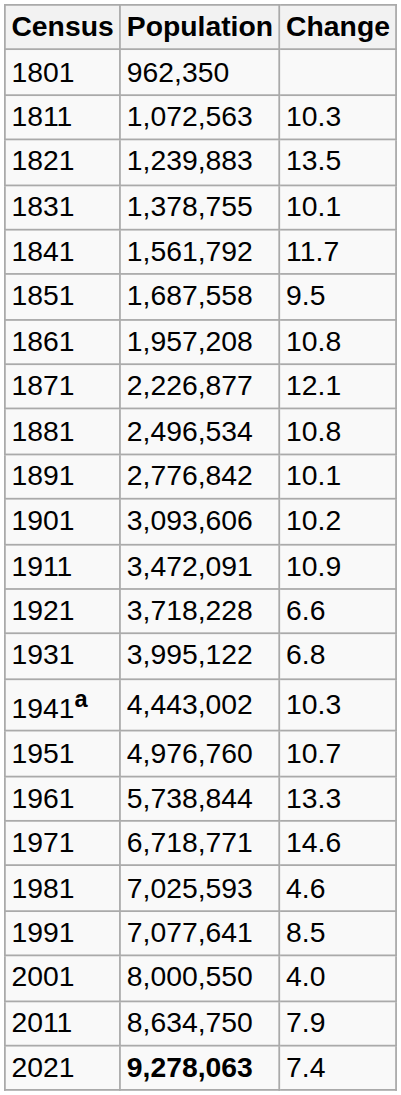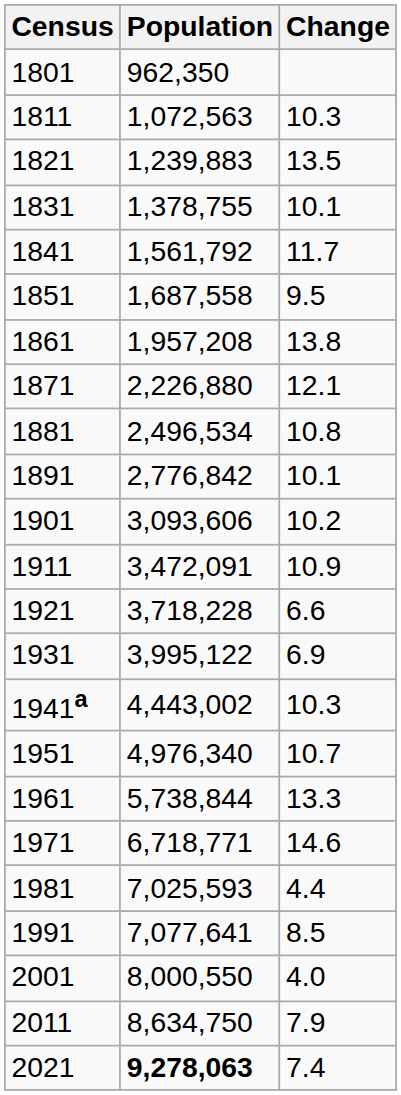(314, 341) 10.8 -> (314, 341) 13.8
(190, 386) 2,226,877 -> (190, 386) 2,226,880
(306, 655) 6.8 -> (306, 655) 6.9
(190, 753) 4,976,760 -> (190, 753) 4,976,340
(306, 887) 4.6 -> (306, 887) 4.4
